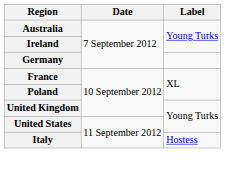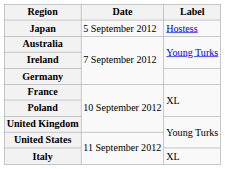+ row: (43, 28)
(182, 140) Hostess -> (173, 156) XL
